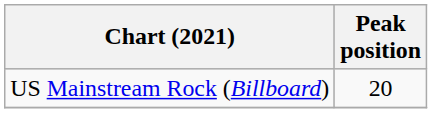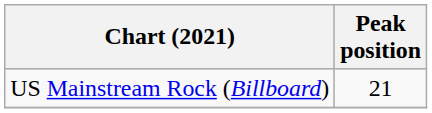(381, 88) 20 -> (381, 88) 21
